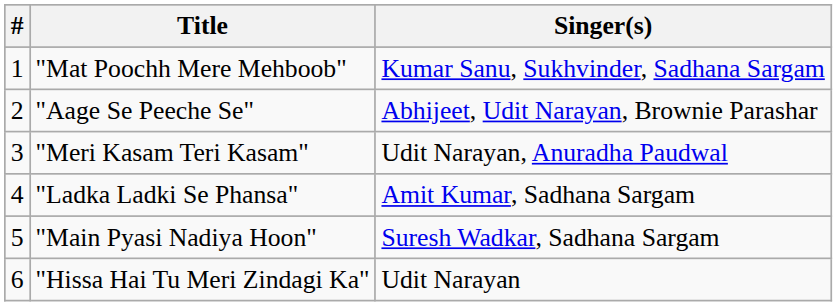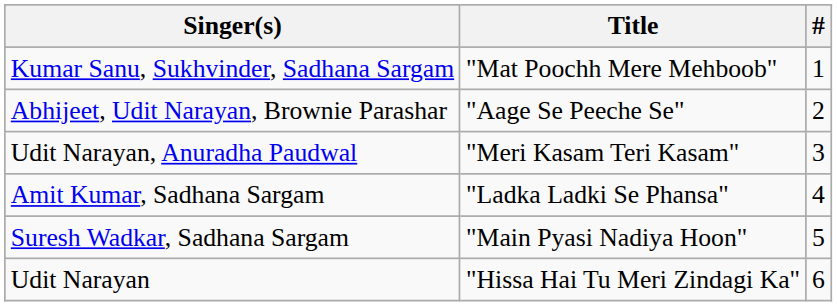columns swapped: (17, 25) <-> (603, 25)
